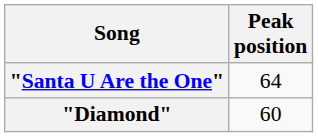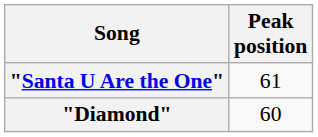(271, 80) 64 -> (271, 80) 61
